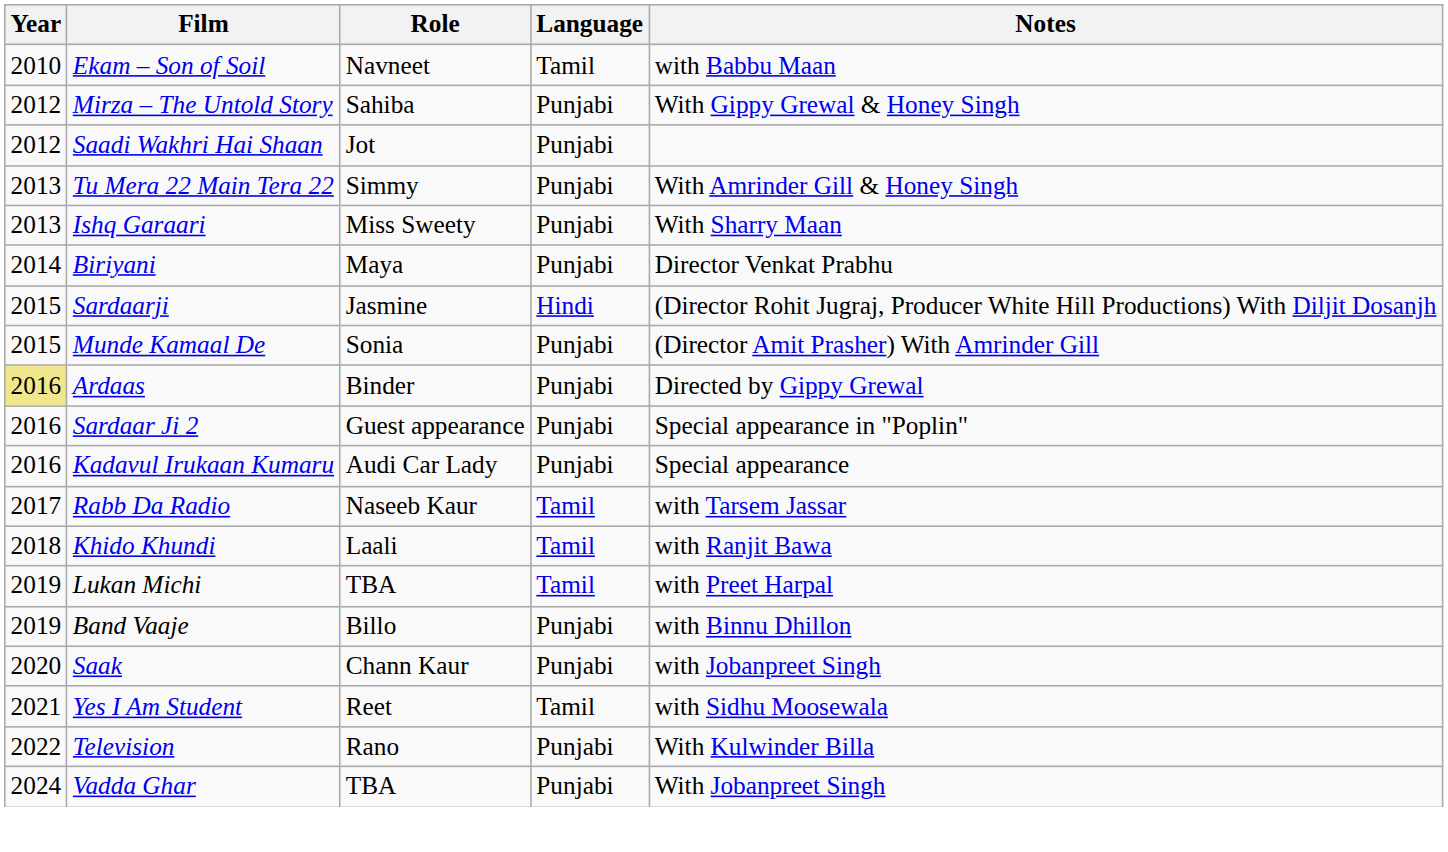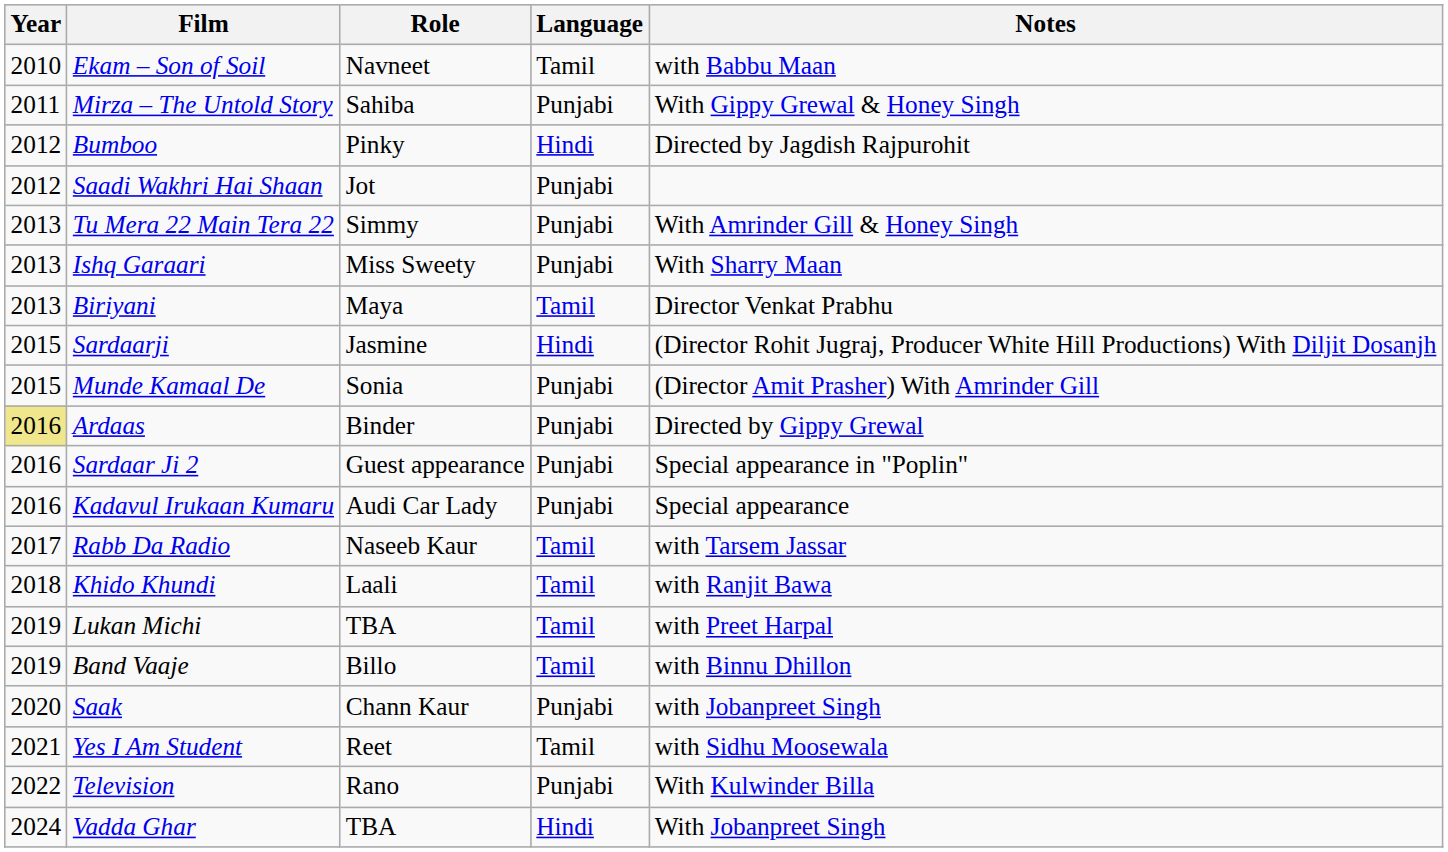(36, 104) 2012 -> (35, 104) 2011
+ row: (115, 144)
(36, 265) 2014 -> (36, 305) 2013
(575, 265) Punjabi -> (566, 305) Tamil
(575, 625) Punjabi -> (566, 666) Tamil
(575, 786) Punjabi -> (565, 826) Hindi
